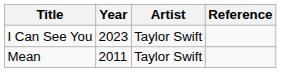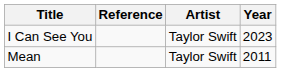columns swapped: (113, 15) <-> (240, 15)
